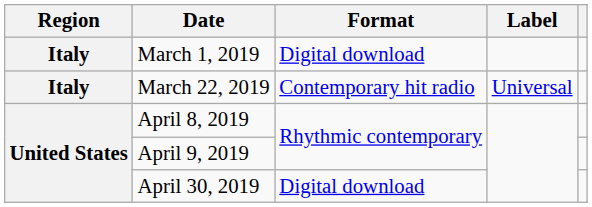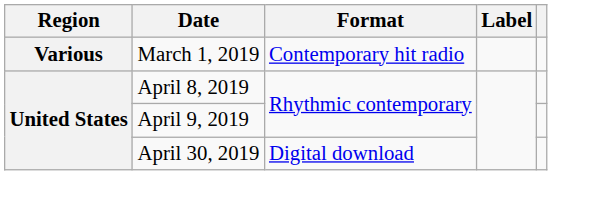(69, 53) Italy -> (69, 53) Various
(352, 53) Digital download -> (367, 53) Contemporary hit radio
- row: (204, 86)
